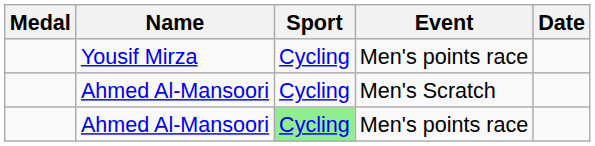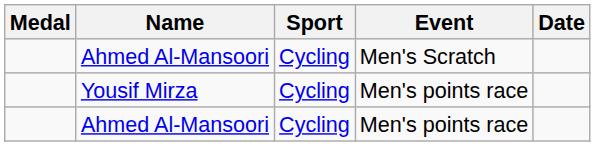rows swapped: (175, 90) <-> (139, 56)
(314, 124) lightgreen background -> (314, 124) no background
